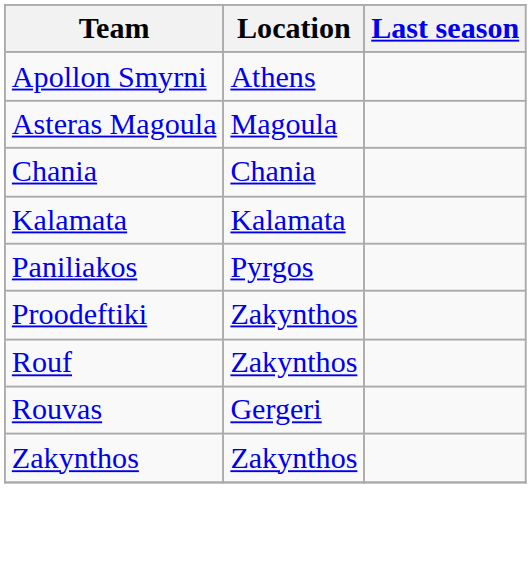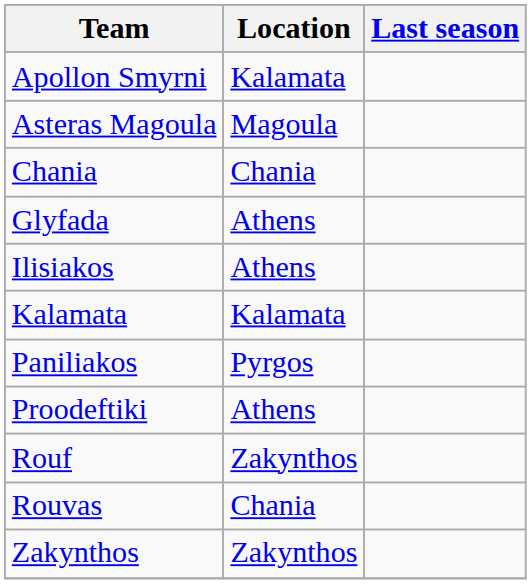(273, 76) Athens -> (288, 76) Kalamata
+ row: (60, 219)
+ row: (63, 266)
(294, 314) Zakynthos -> (273, 409) Athens
(276, 409) Gergeri -> (273, 505) Chania
